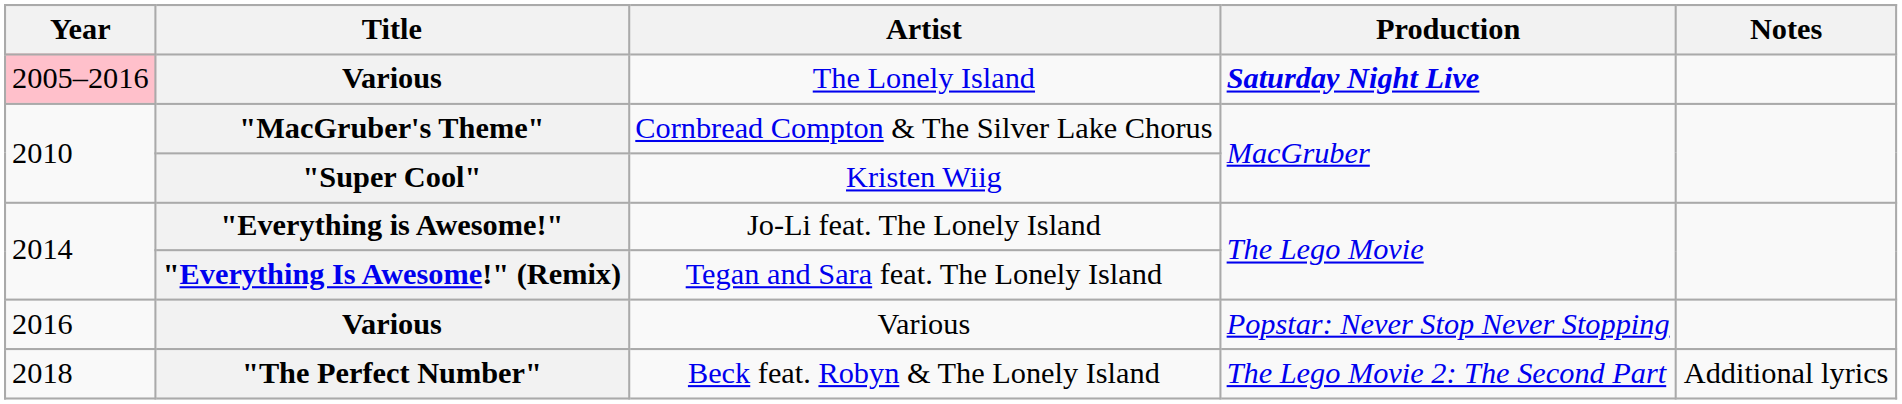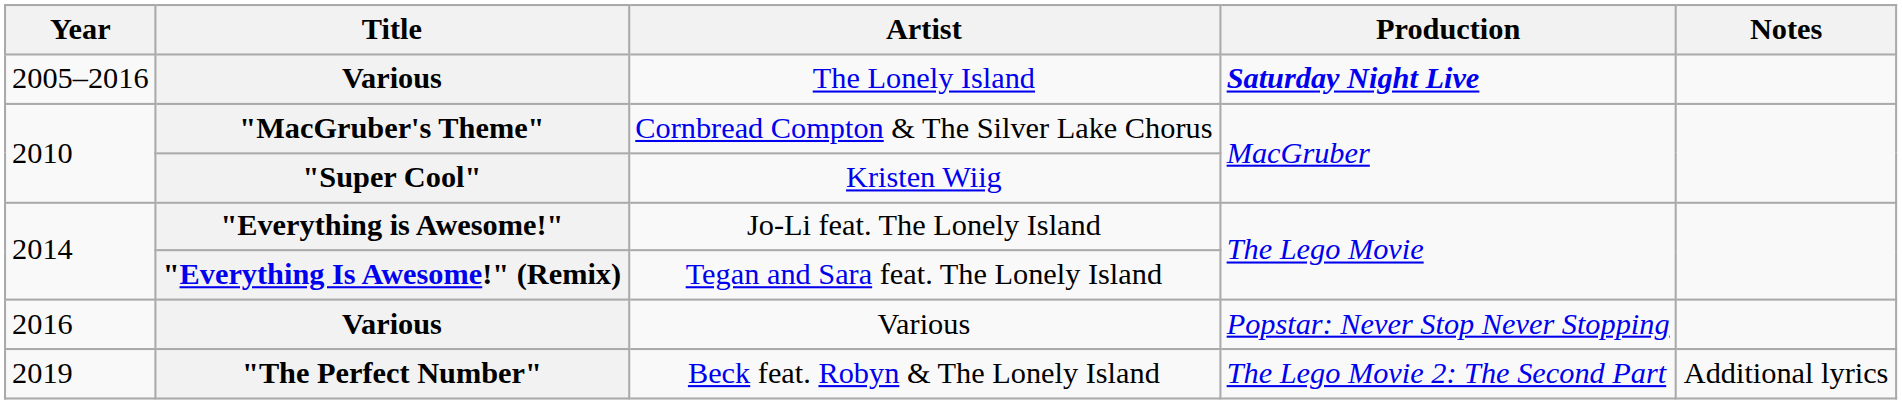(80, 77) pink background -> (80, 77) no background
(42, 373) 2018 -> (42, 373) 2019
